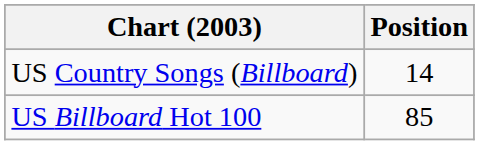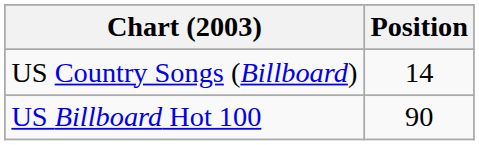(419, 116) 85 -> (419, 116) 90
